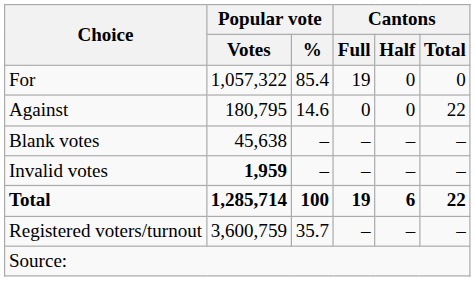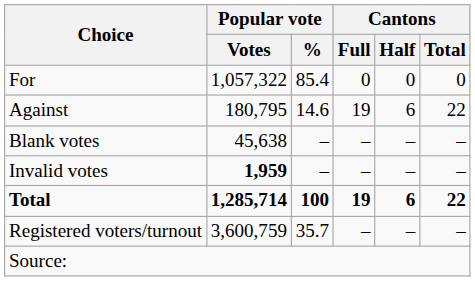(361, 79) 19 -> (366, 79) 0
(366, 110) 0 -> (361, 110) 19
(411, 110) 0 -> (411, 110) 6
